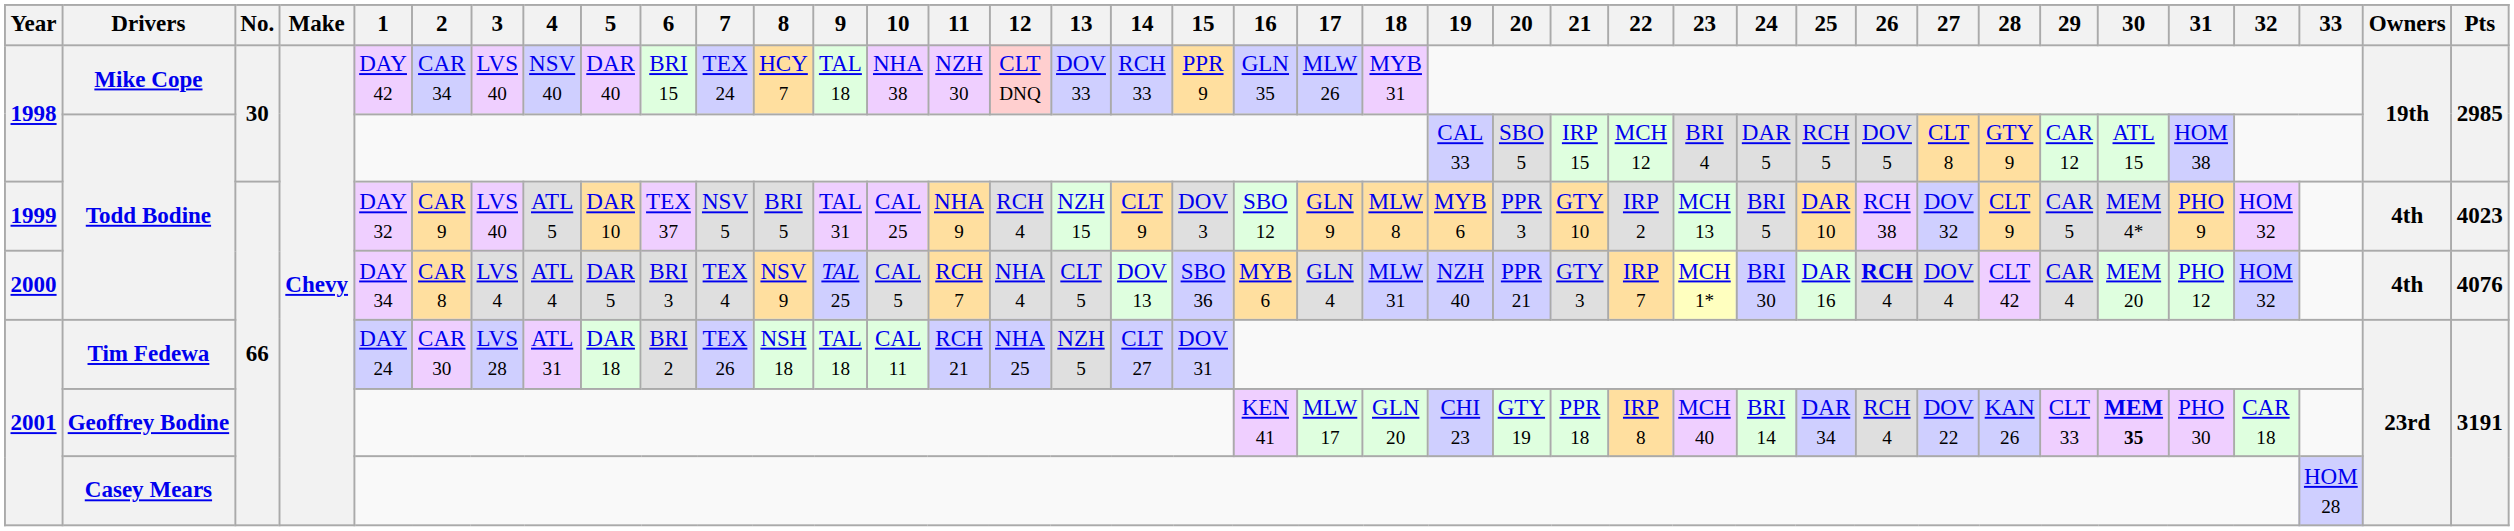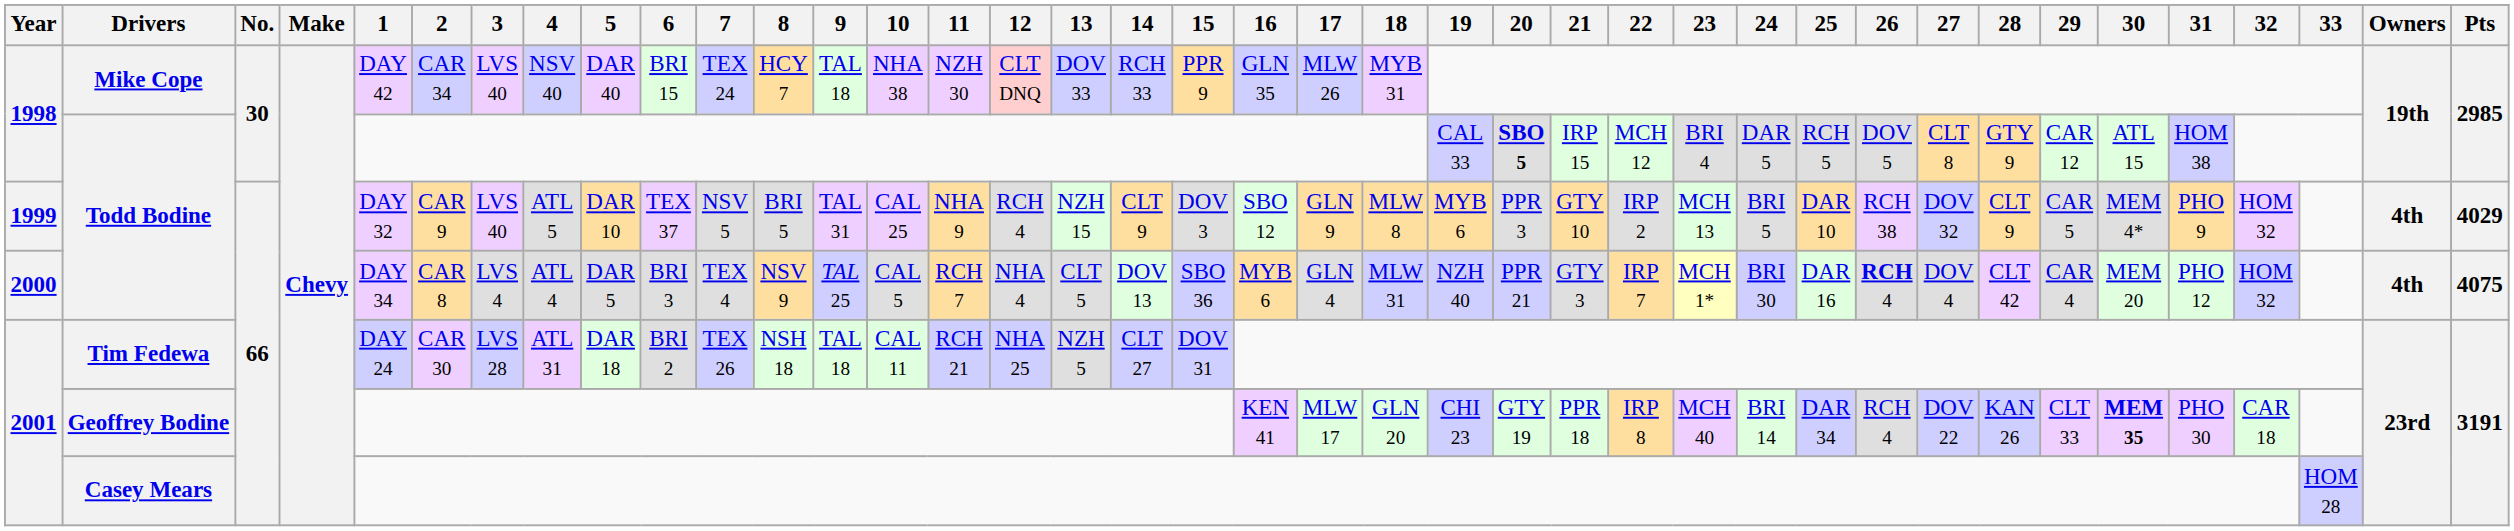(1521, 146) normal -> (1521, 147) bold
(2480, 216) 4023 -> (2480, 216) 4029
(2480, 284) 4076 -> (2480, 284) 4075
